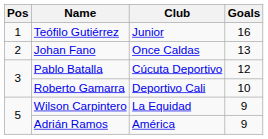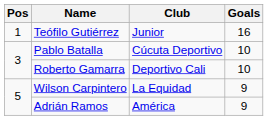- row: (65, 50)
(244, 69) 12 -> (244, 50) 10
